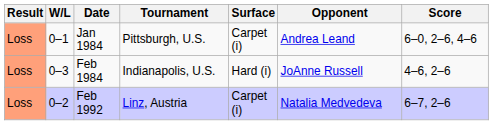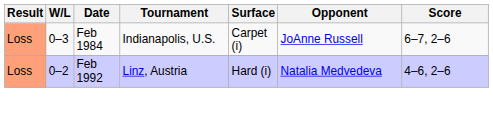- row: (90, 39)
(251, 71) Hard (i) -> (249, 39) Carpet (i)
(427, 71) 4–6, 2–6 -> (427, 39) 6–7, 2–6
(249, 103) Carpet (i) -> (251, 71) Hard (i)
(427, 103) 6–7, 2–6 -> (427, 71) 4–6, 2–6
